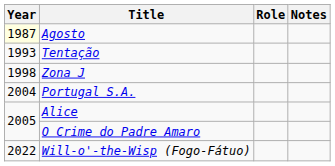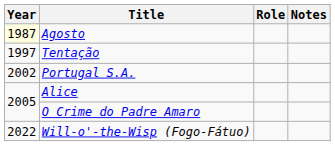(22, 53) 1993 -> (22, 53) 1997
- row: (63, 73)
(22, 92) 2004 -> (22, 73) 2002
